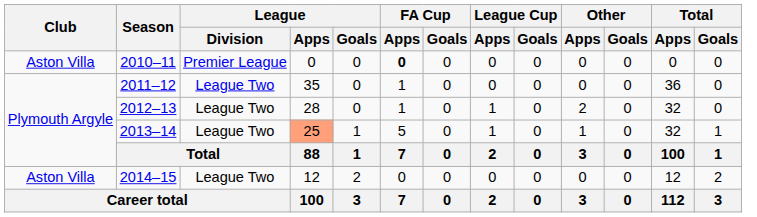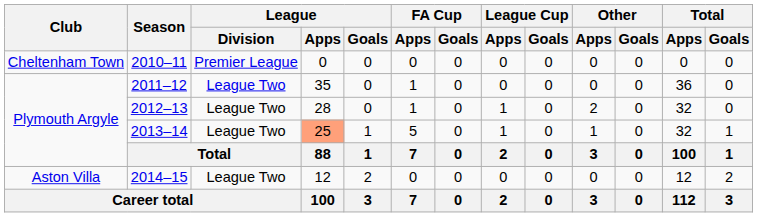(60, 62) Aston Villa -> (66, 62) Cheltenham Town
(402, 62) bold -> (413, 62) normal
